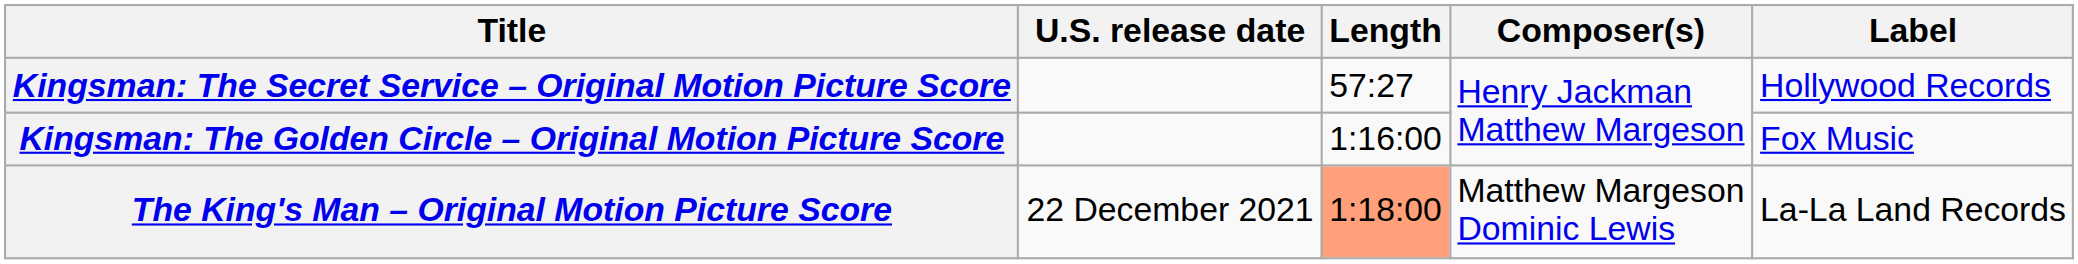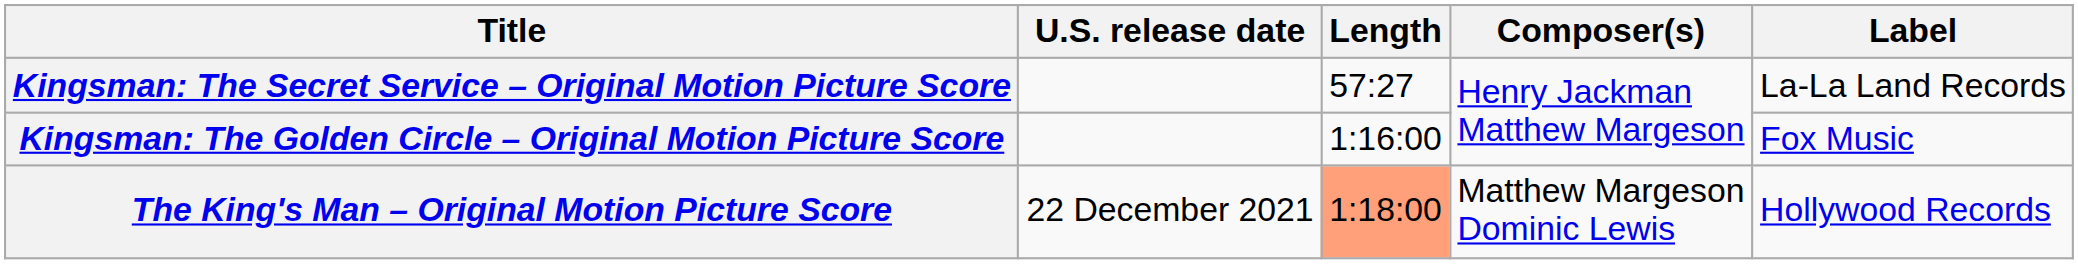(1906, 84) Hollywood Records -> (1913, 84) La-La Land Records
(1913, 210) La-La Land Records -> (1906, 210) Hollywood Records
